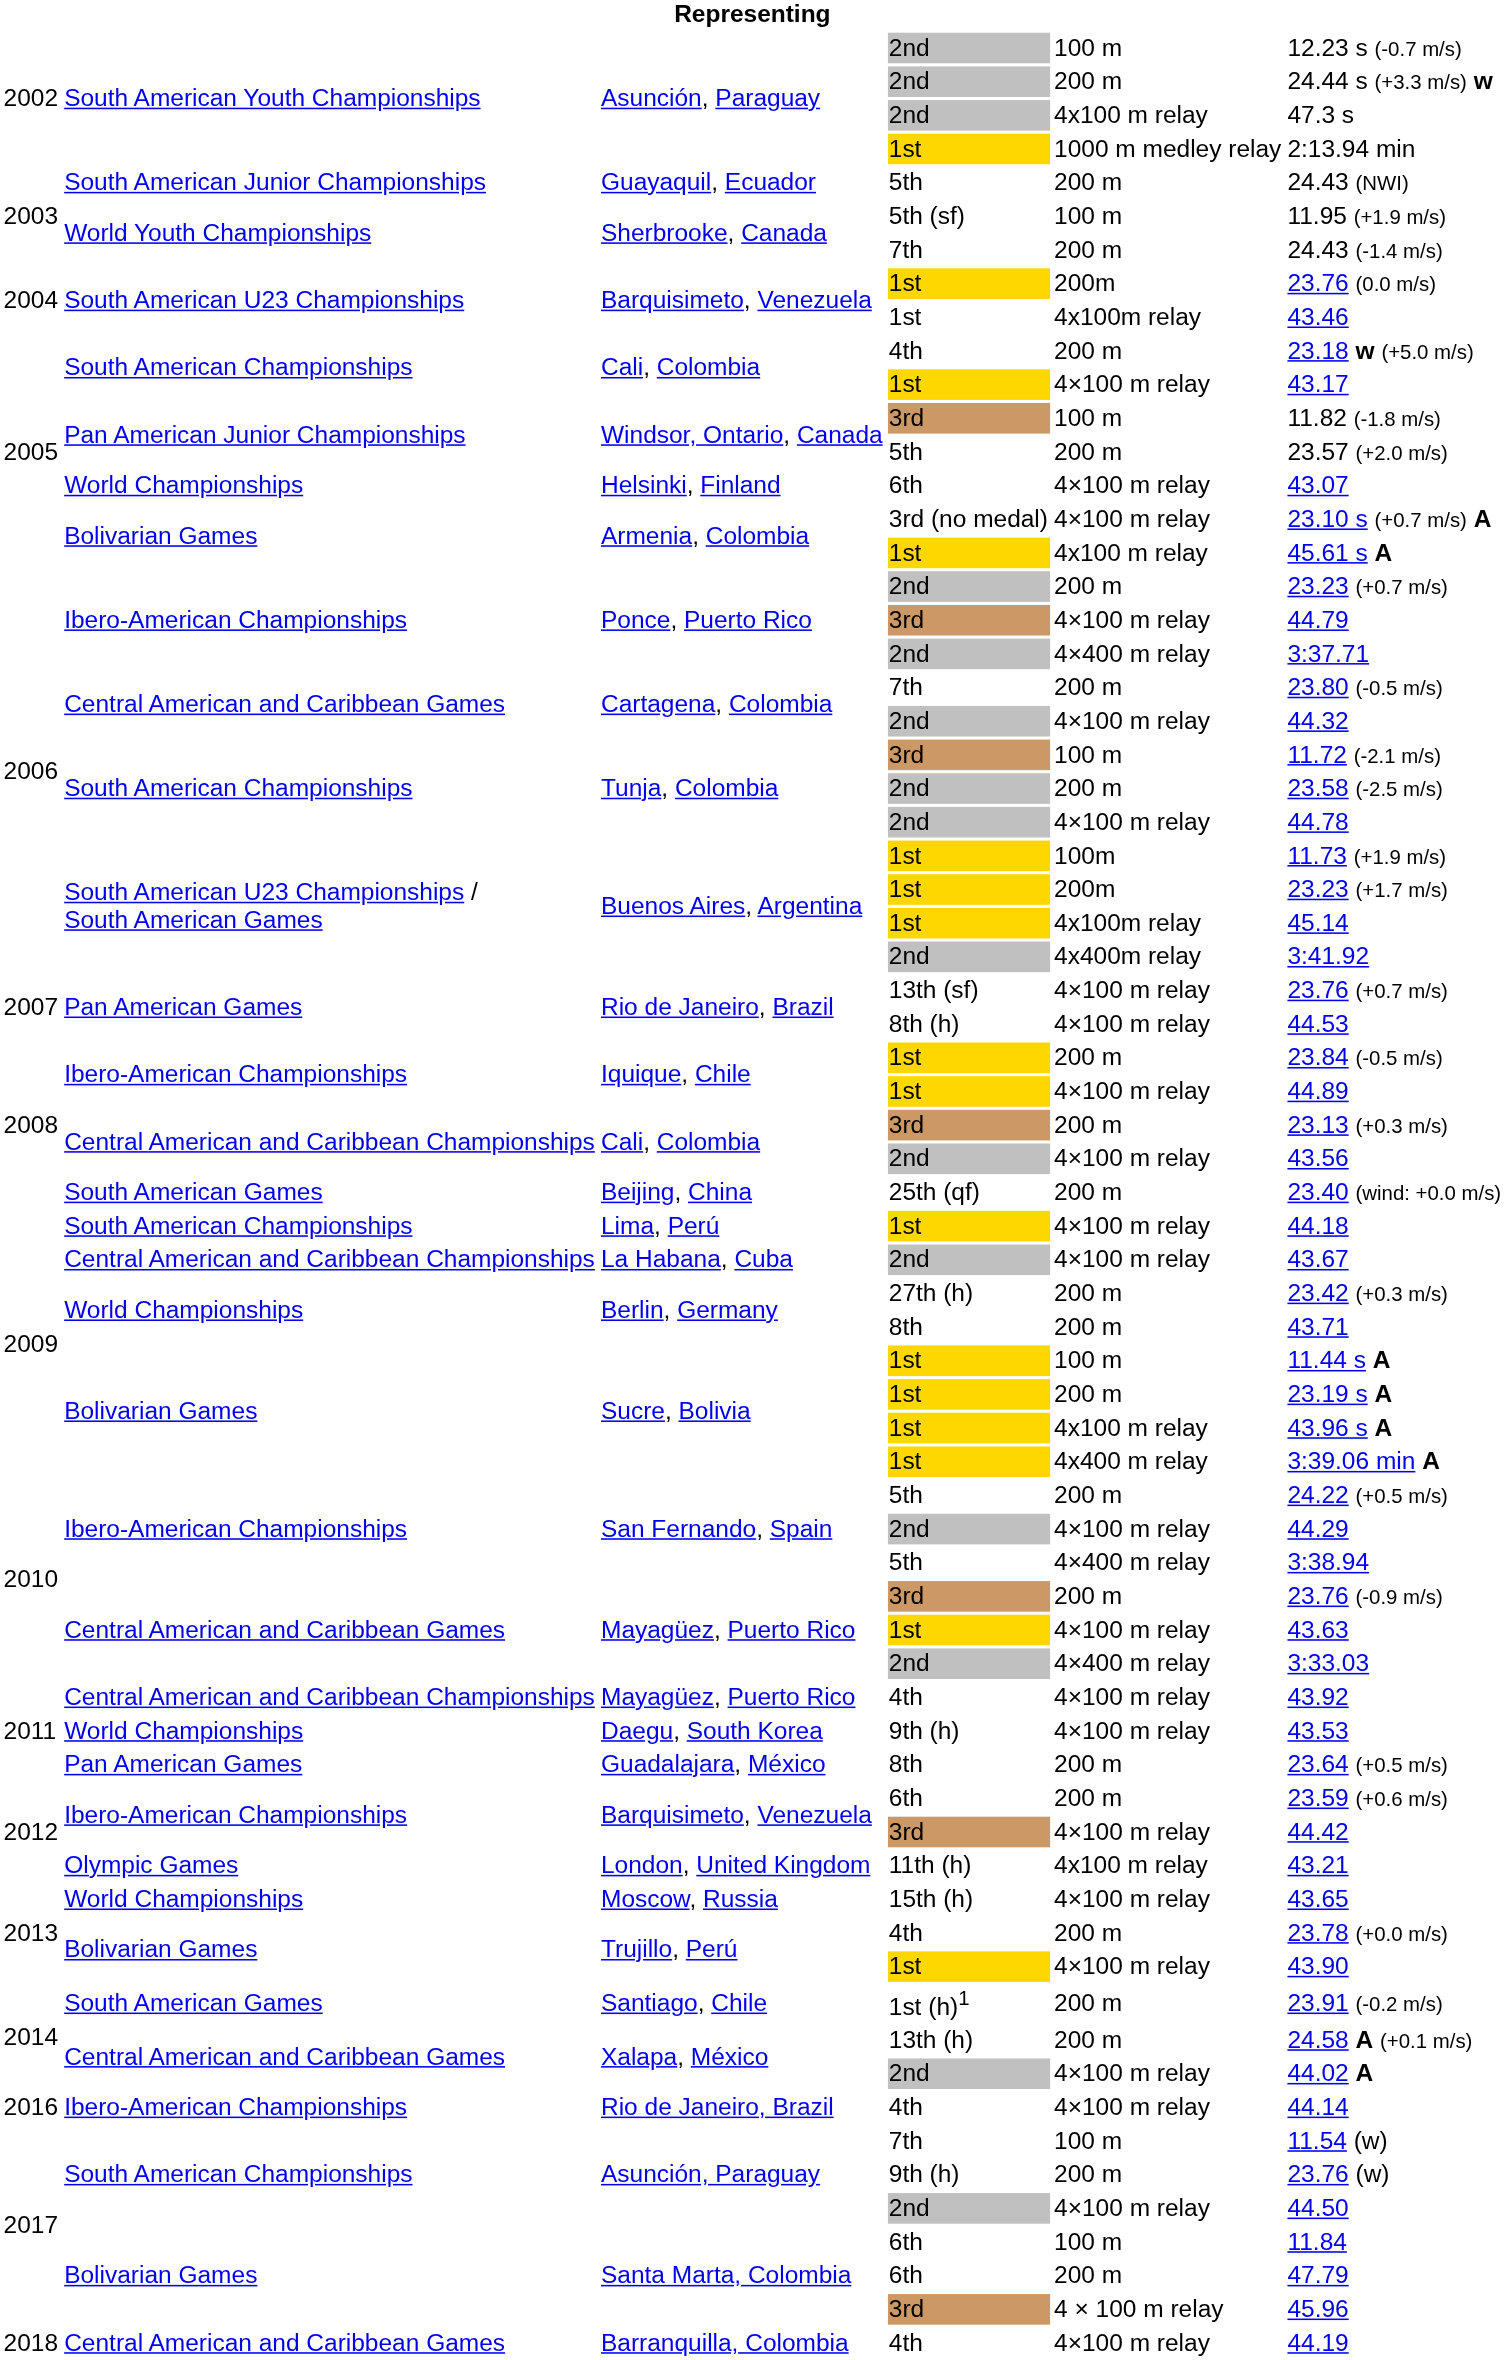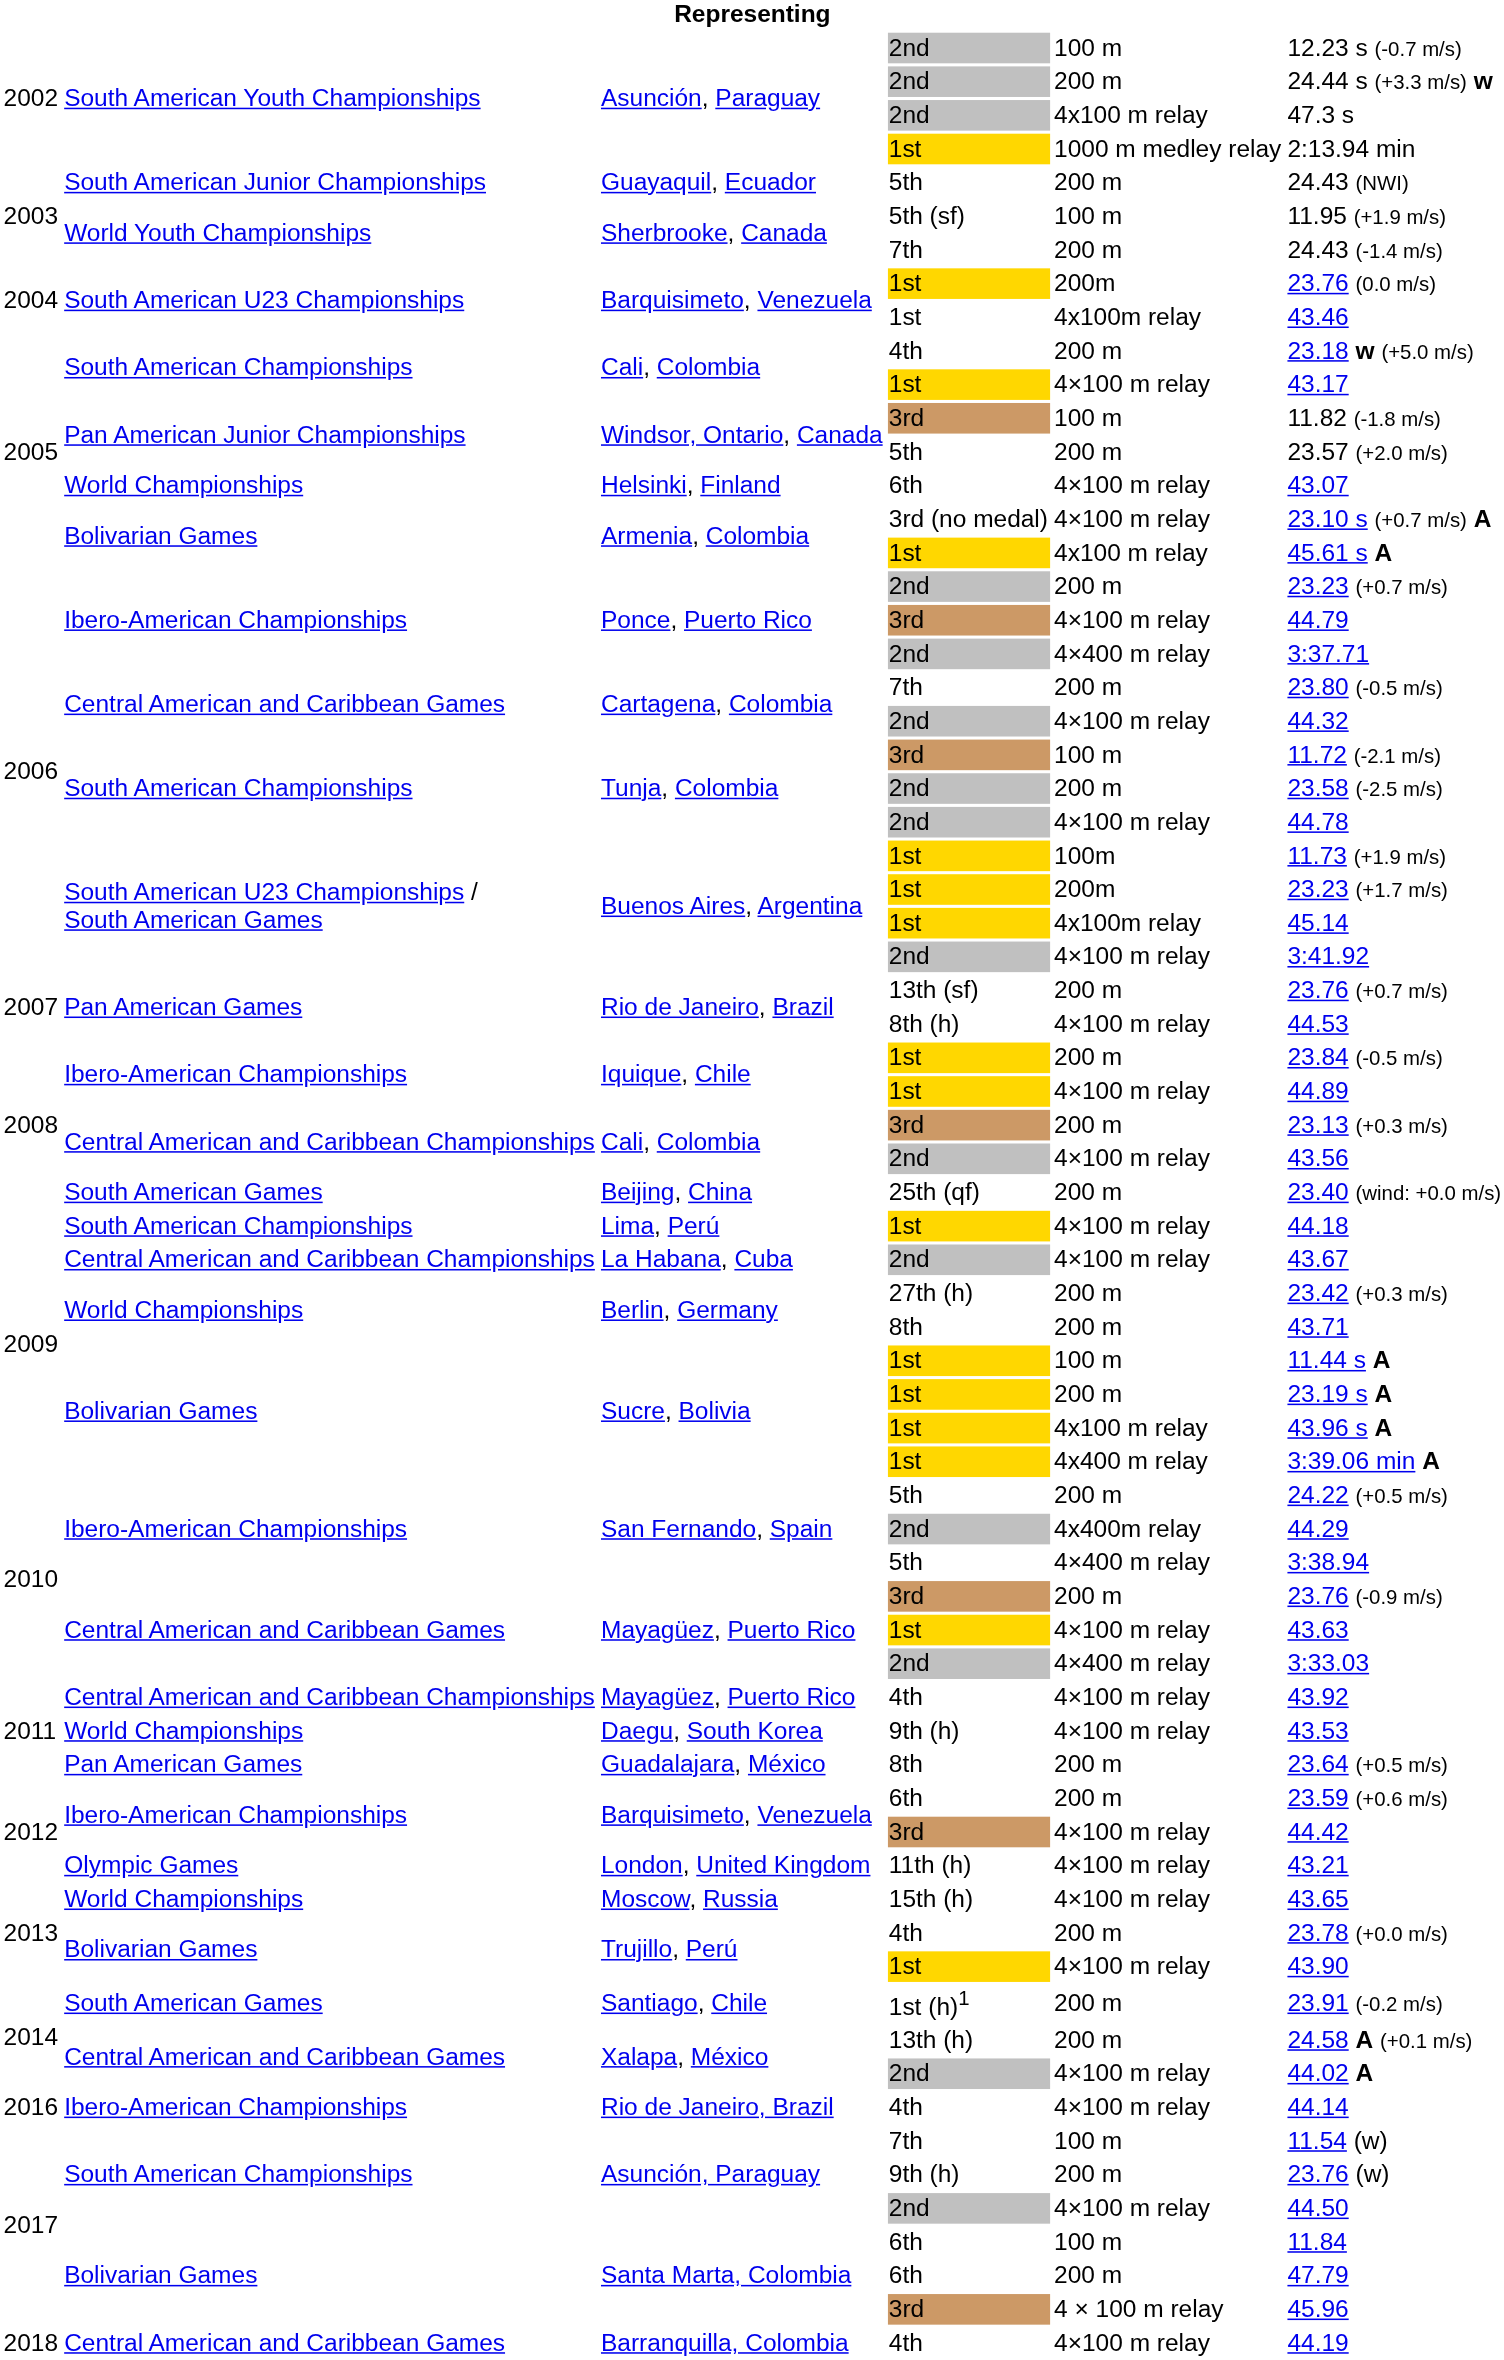(1128, 956) 4x400m relay -> (1132, 956) 4×100 m relay
(1132, 990) 4×100 m relay -> (1088, 990) 200 m
(1132, 1528) 4×100 m relay -> (1128, 1528) 4x400m relay
(1131, 1865) 4x100 m relay -> (1132, 1865) 4×100 m relay
